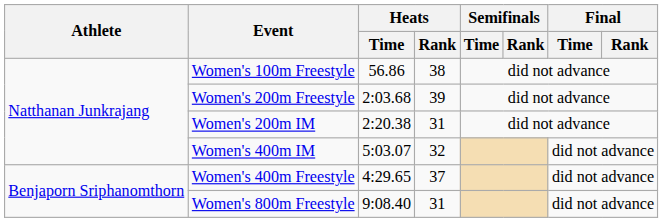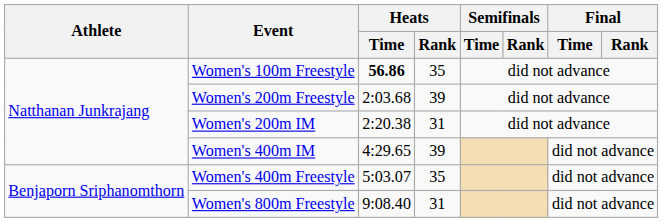(387, 71) normal -> (387, 71) bold
(437, 71) 38 -> (437, 71) 35
(387, 151) 5:03.07 -> (387, 151) 4:29.65
(437, 151) 32 -> (437, 151) 39
(387, 177) 4:29.65 -> (387, 177) 5:03.07
(437, 177) 37 -> (437, 177) 35
